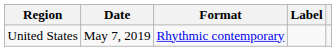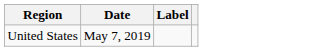- column: (220, 14)
